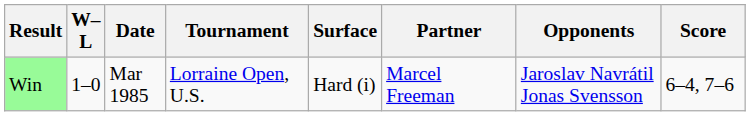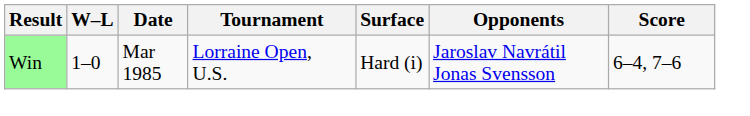- column: (449, 30)
